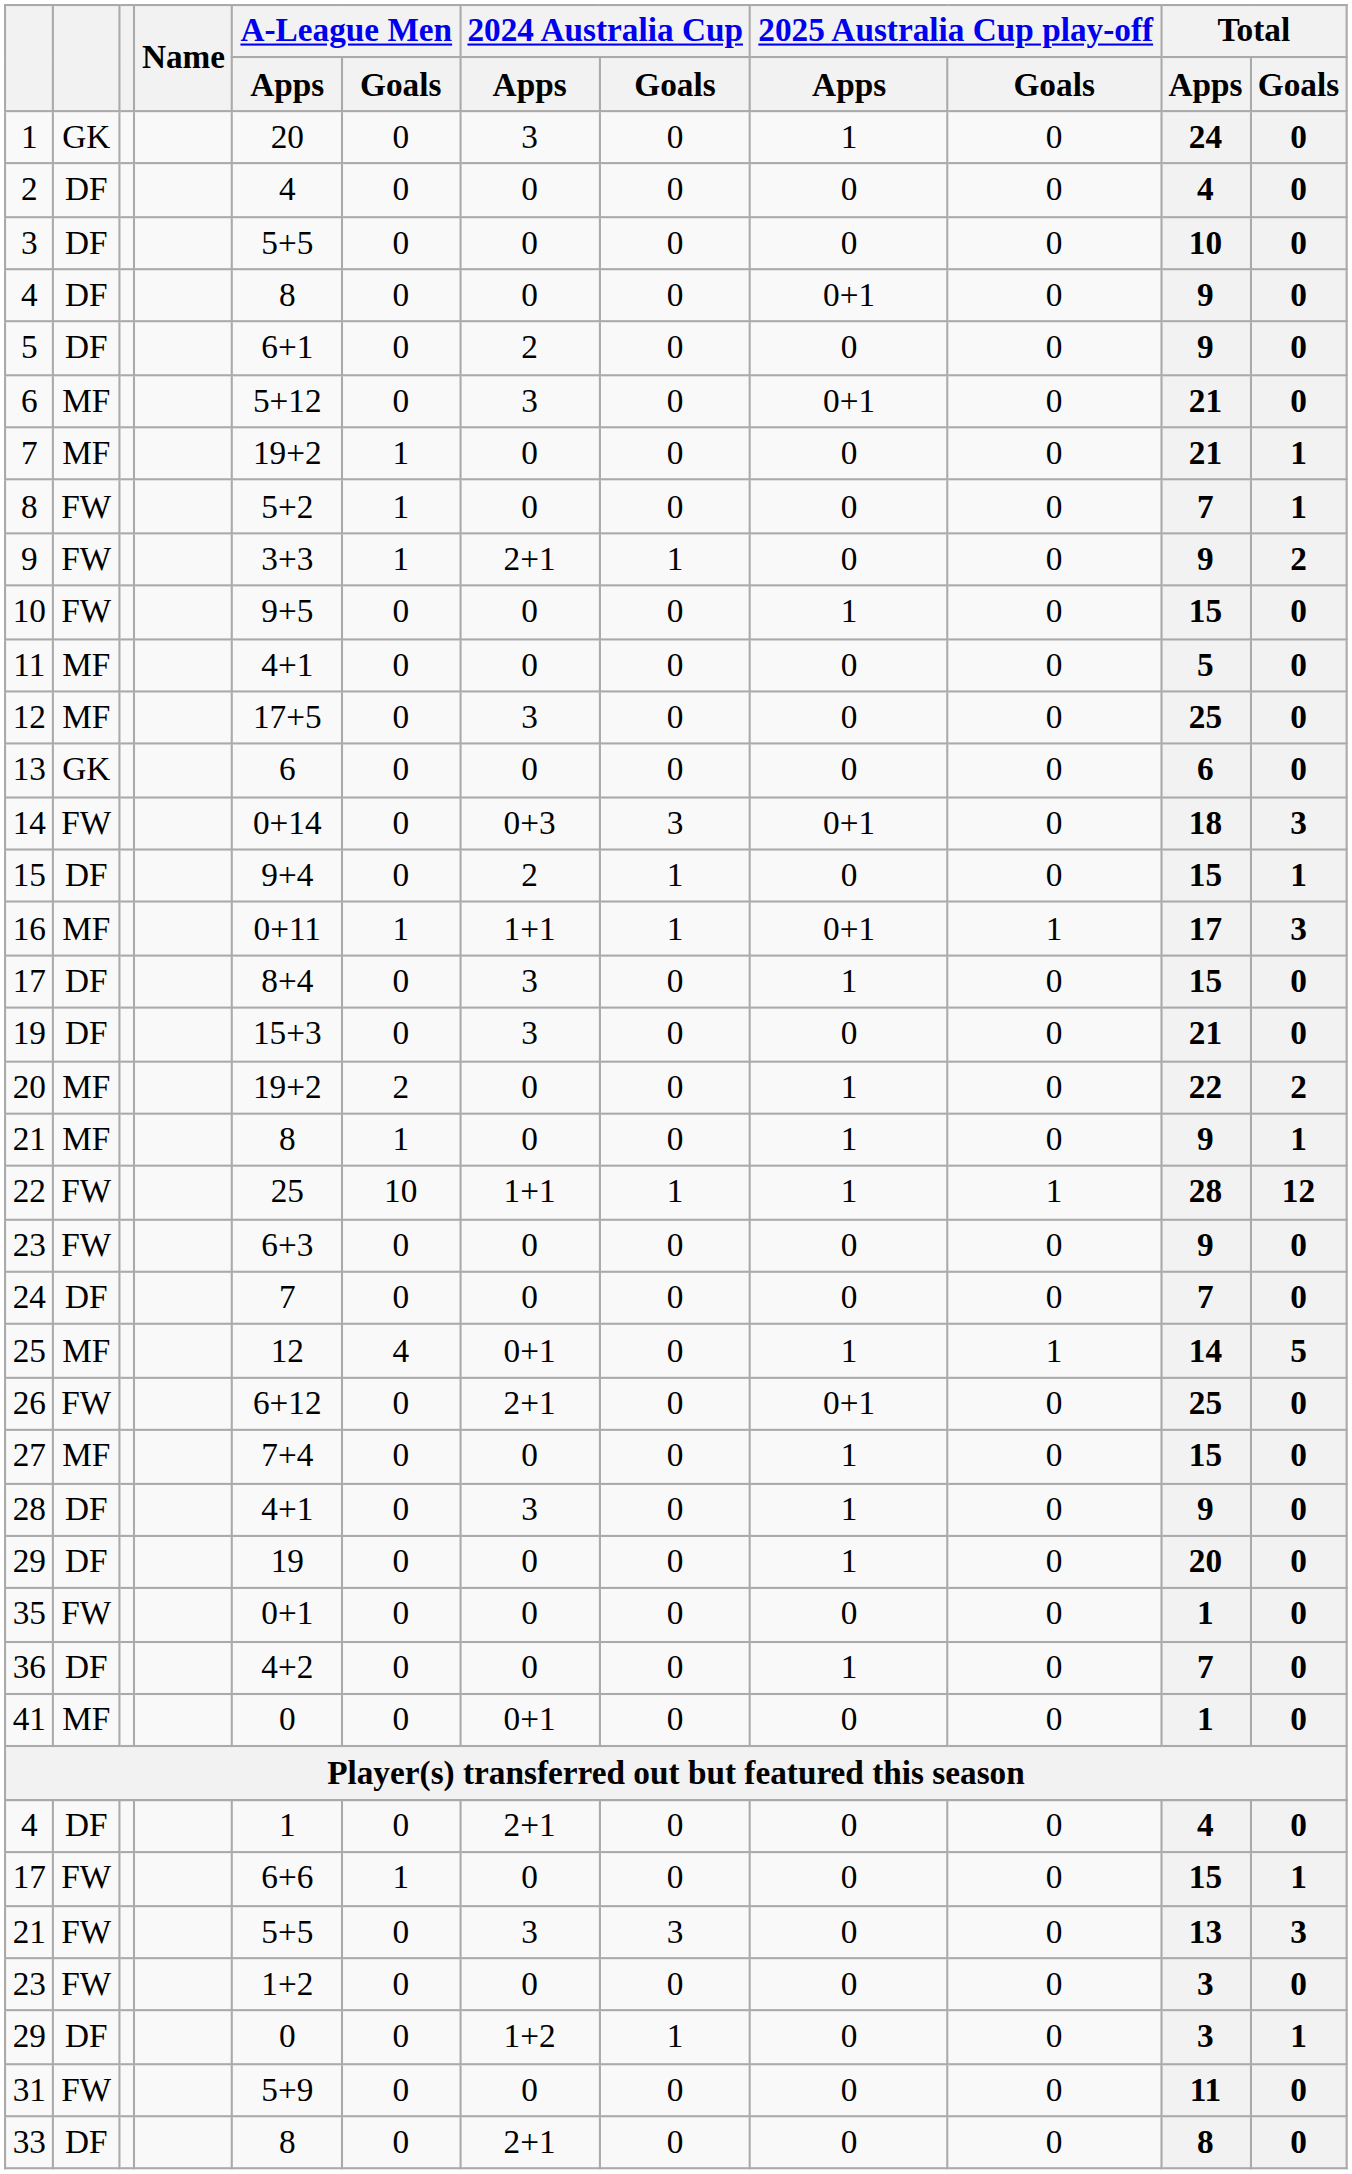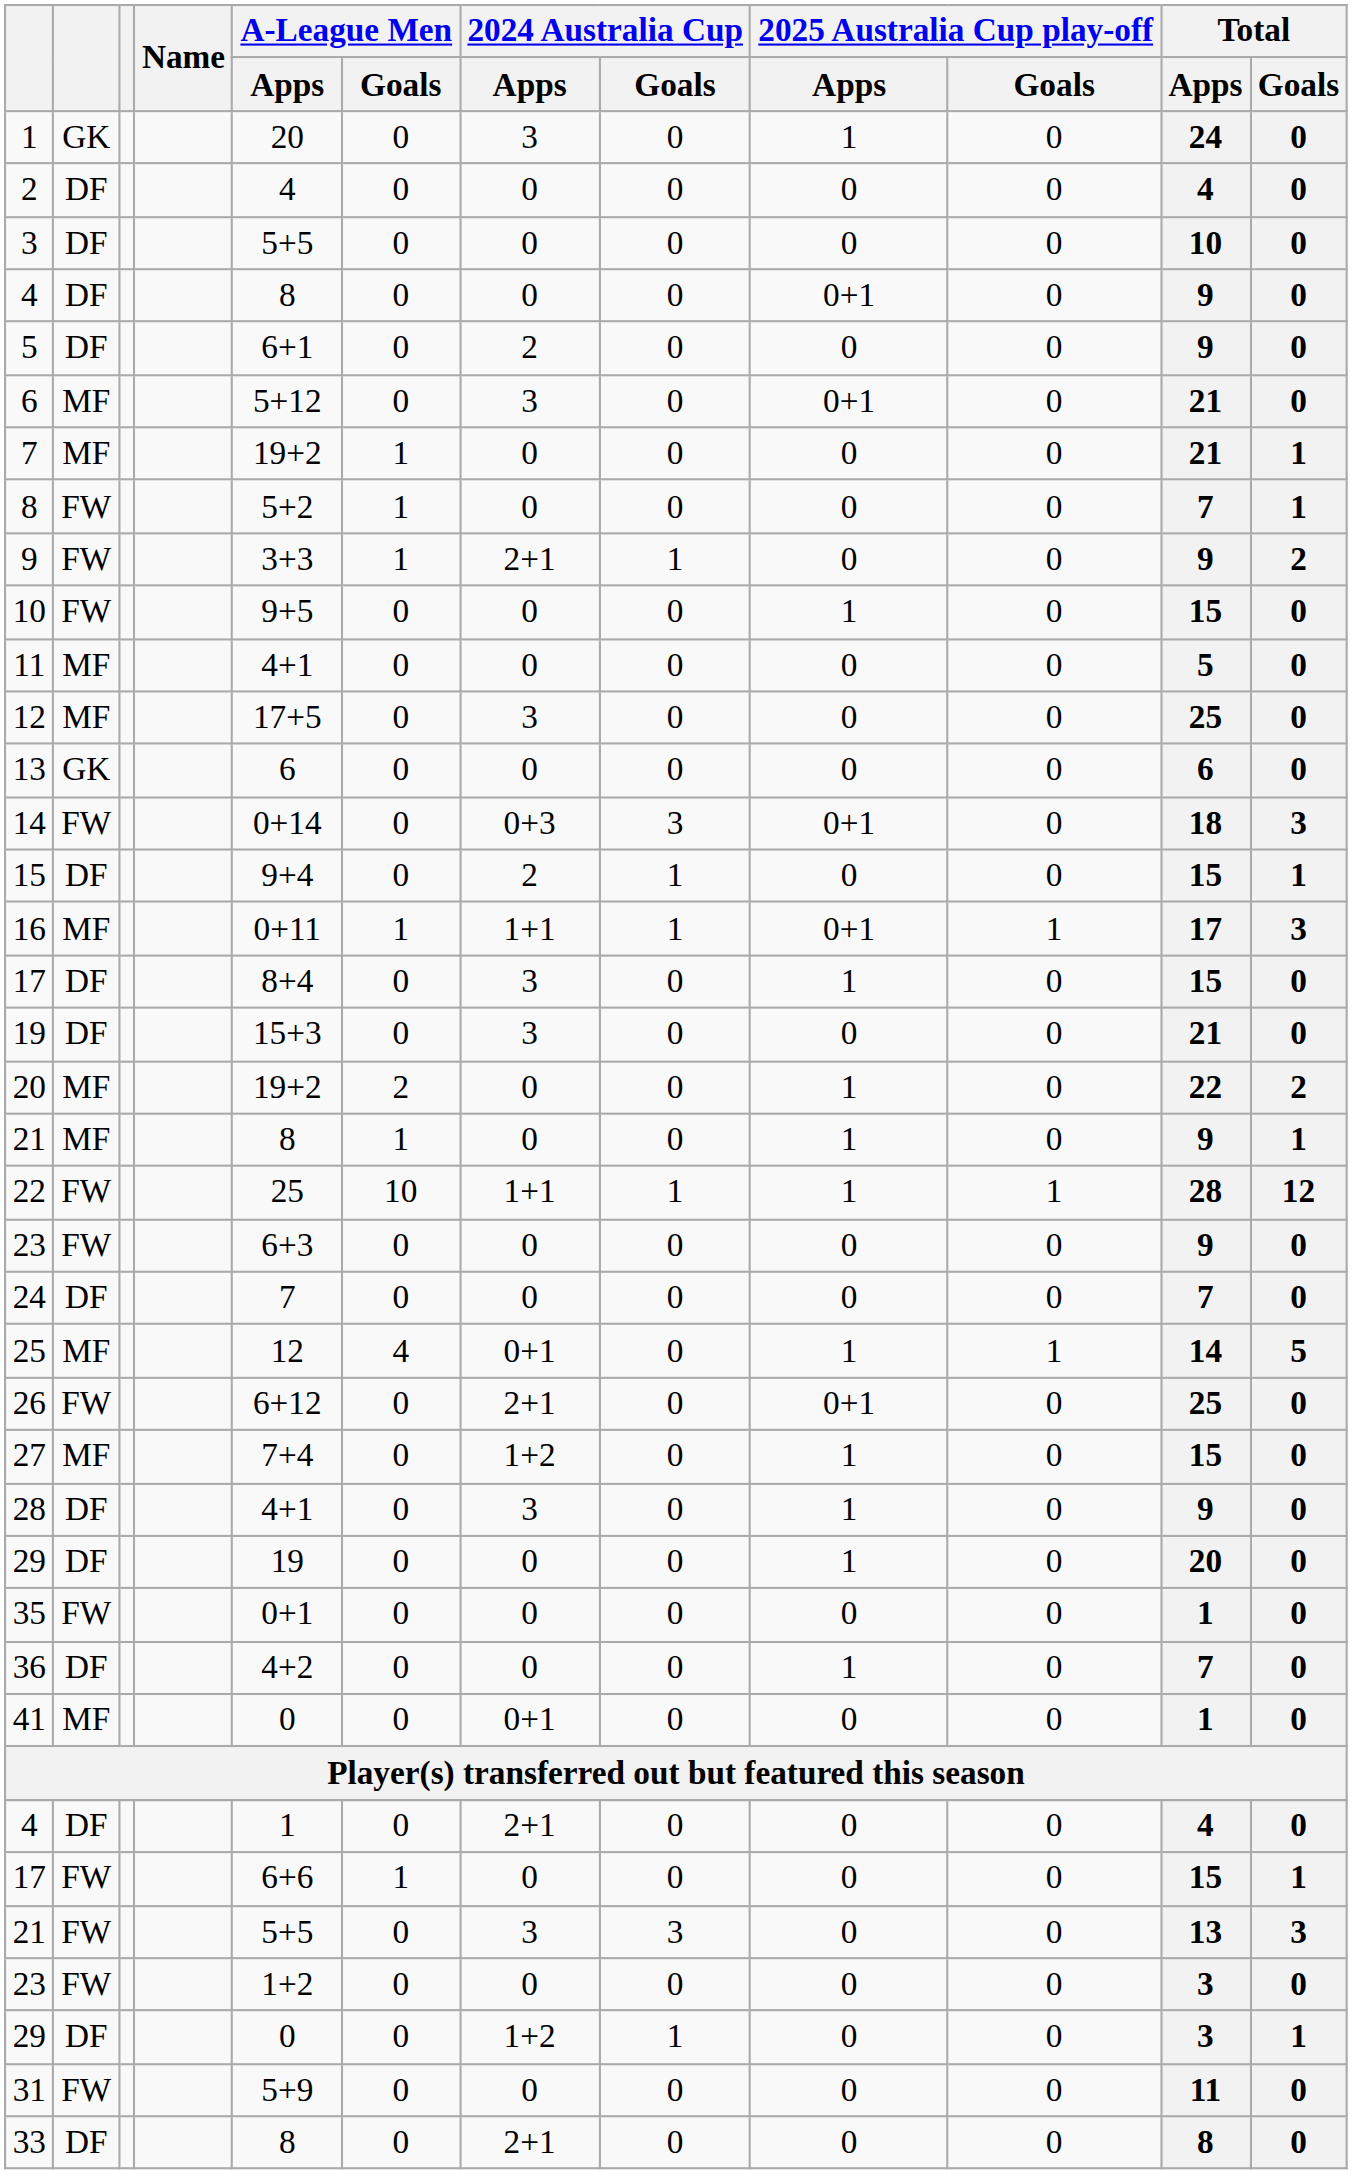(530, 1455) 0 -> (530, 1455) 1+2
